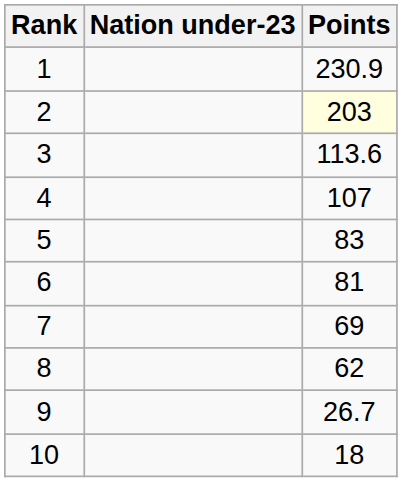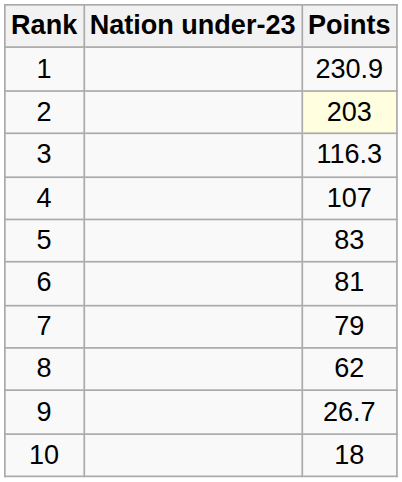(349, 154) 113.6 -> (349, 154) 116.3
(349, 326) 69 -> (349, 326) 79
